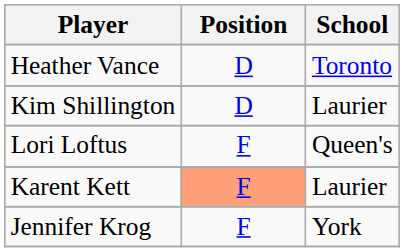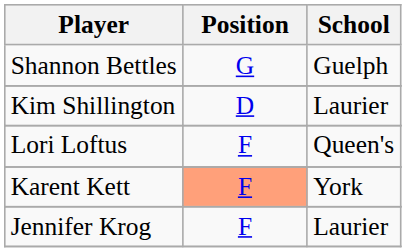+ row: (94, 65)
- row: (85, 65)
(349, 186) Laurier -> (338, 186) York
(337, 226) York -> (351, 226) Laurier
